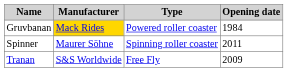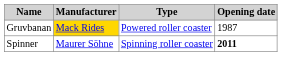(232, 28) 1984 -> (227, 28) 1987
(232, 43) normal -> (227, 43) bold
- row: (21, 59)
